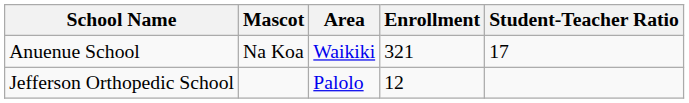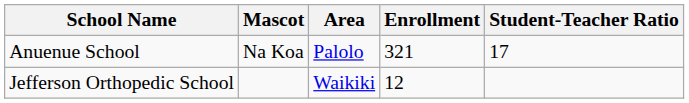(344, 51) Waikiki -> (338, 51) Palolo
(338, 82) Palolo -> (344, 82) Waikiki
